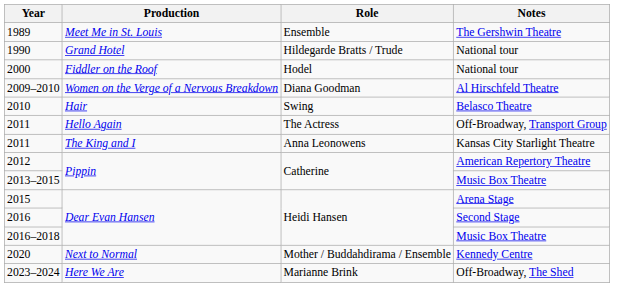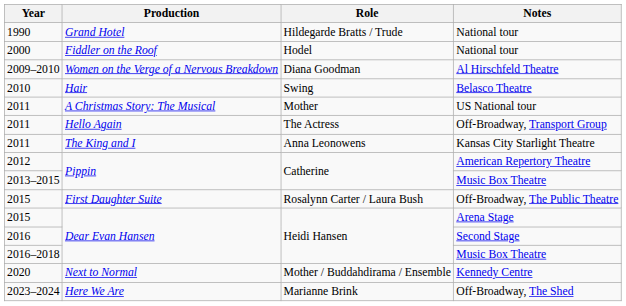- row: (19, 32)
+ row: (19, 106)
+ row: (19, 198)
